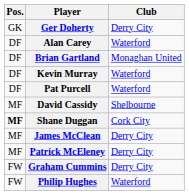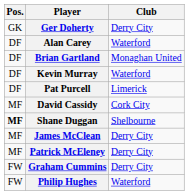(131, 89) Waterford -> (129, 89) Limerick
(133, 105) Shelbourne -> (130, 105) Cork City
(130, 120) Cork City -> (133, 120) Shelbourne
